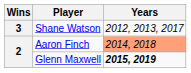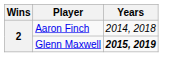- row: (68, 28)
(131, 44) lightsalmon background -> (131, 28) no background
